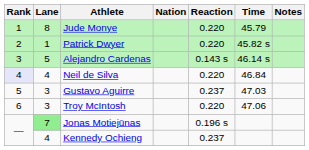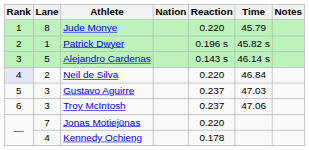(212, 43) 0.220 -> (212, 43) 0.196 s
(47, 75) 4 -> (47, 75) 2
(212, 106) 0.220 -> (212, 106) 0.237
(47, 122) lightgreen background -> (47, 122) no background
(212, 122) 0.196 s -> (212, 122) 0.220
(212, 138) 0.237 -> (212, 138) 0.178
